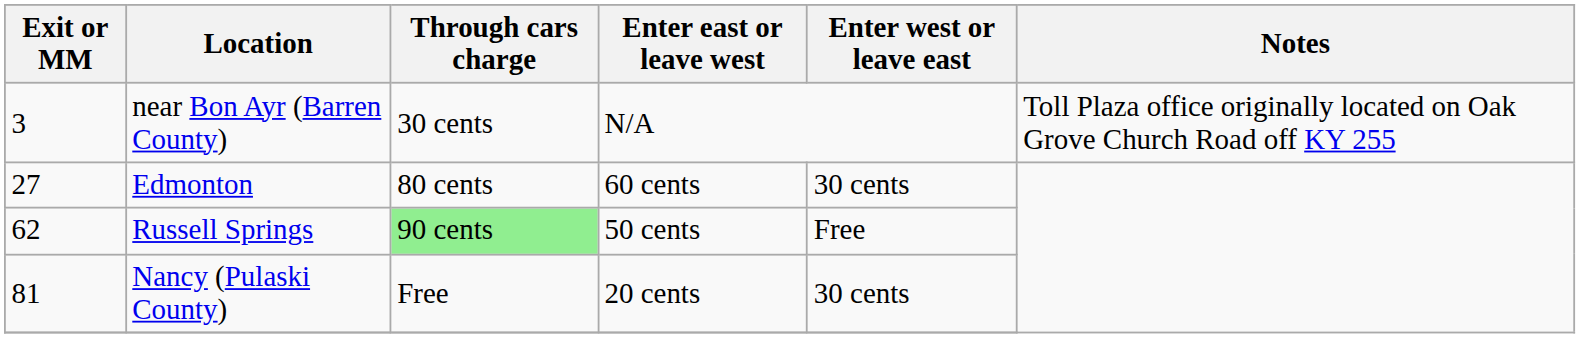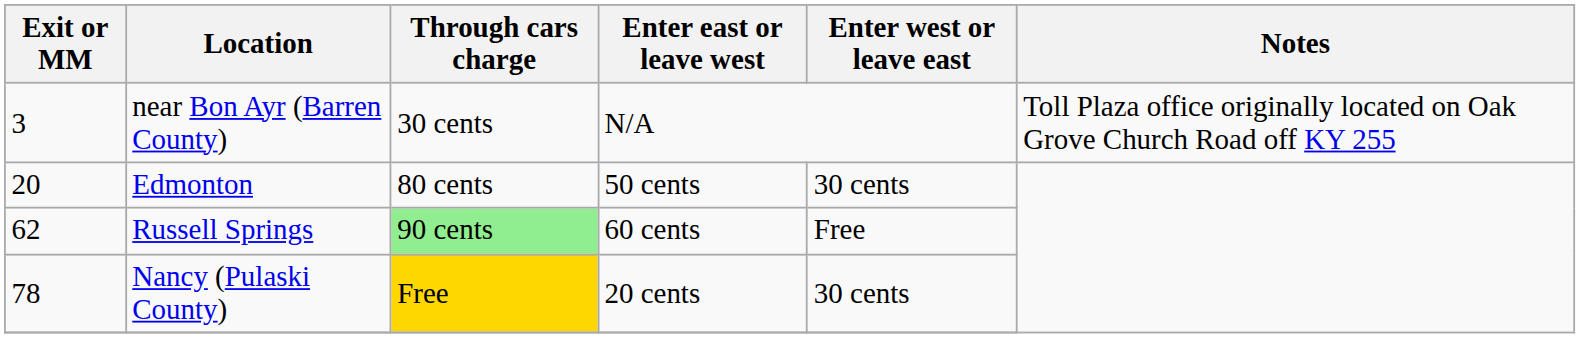(26, 184) 27 -> (26, 184) 20
(652, 184) 60 cents -> (652, 184) 50 cents
(652, 230) 50 cents -> (652, 230) 60 cents
(26, 292) 81 -> (26, 292) 78
(423, 292) no background -> (423, 292) gold background
